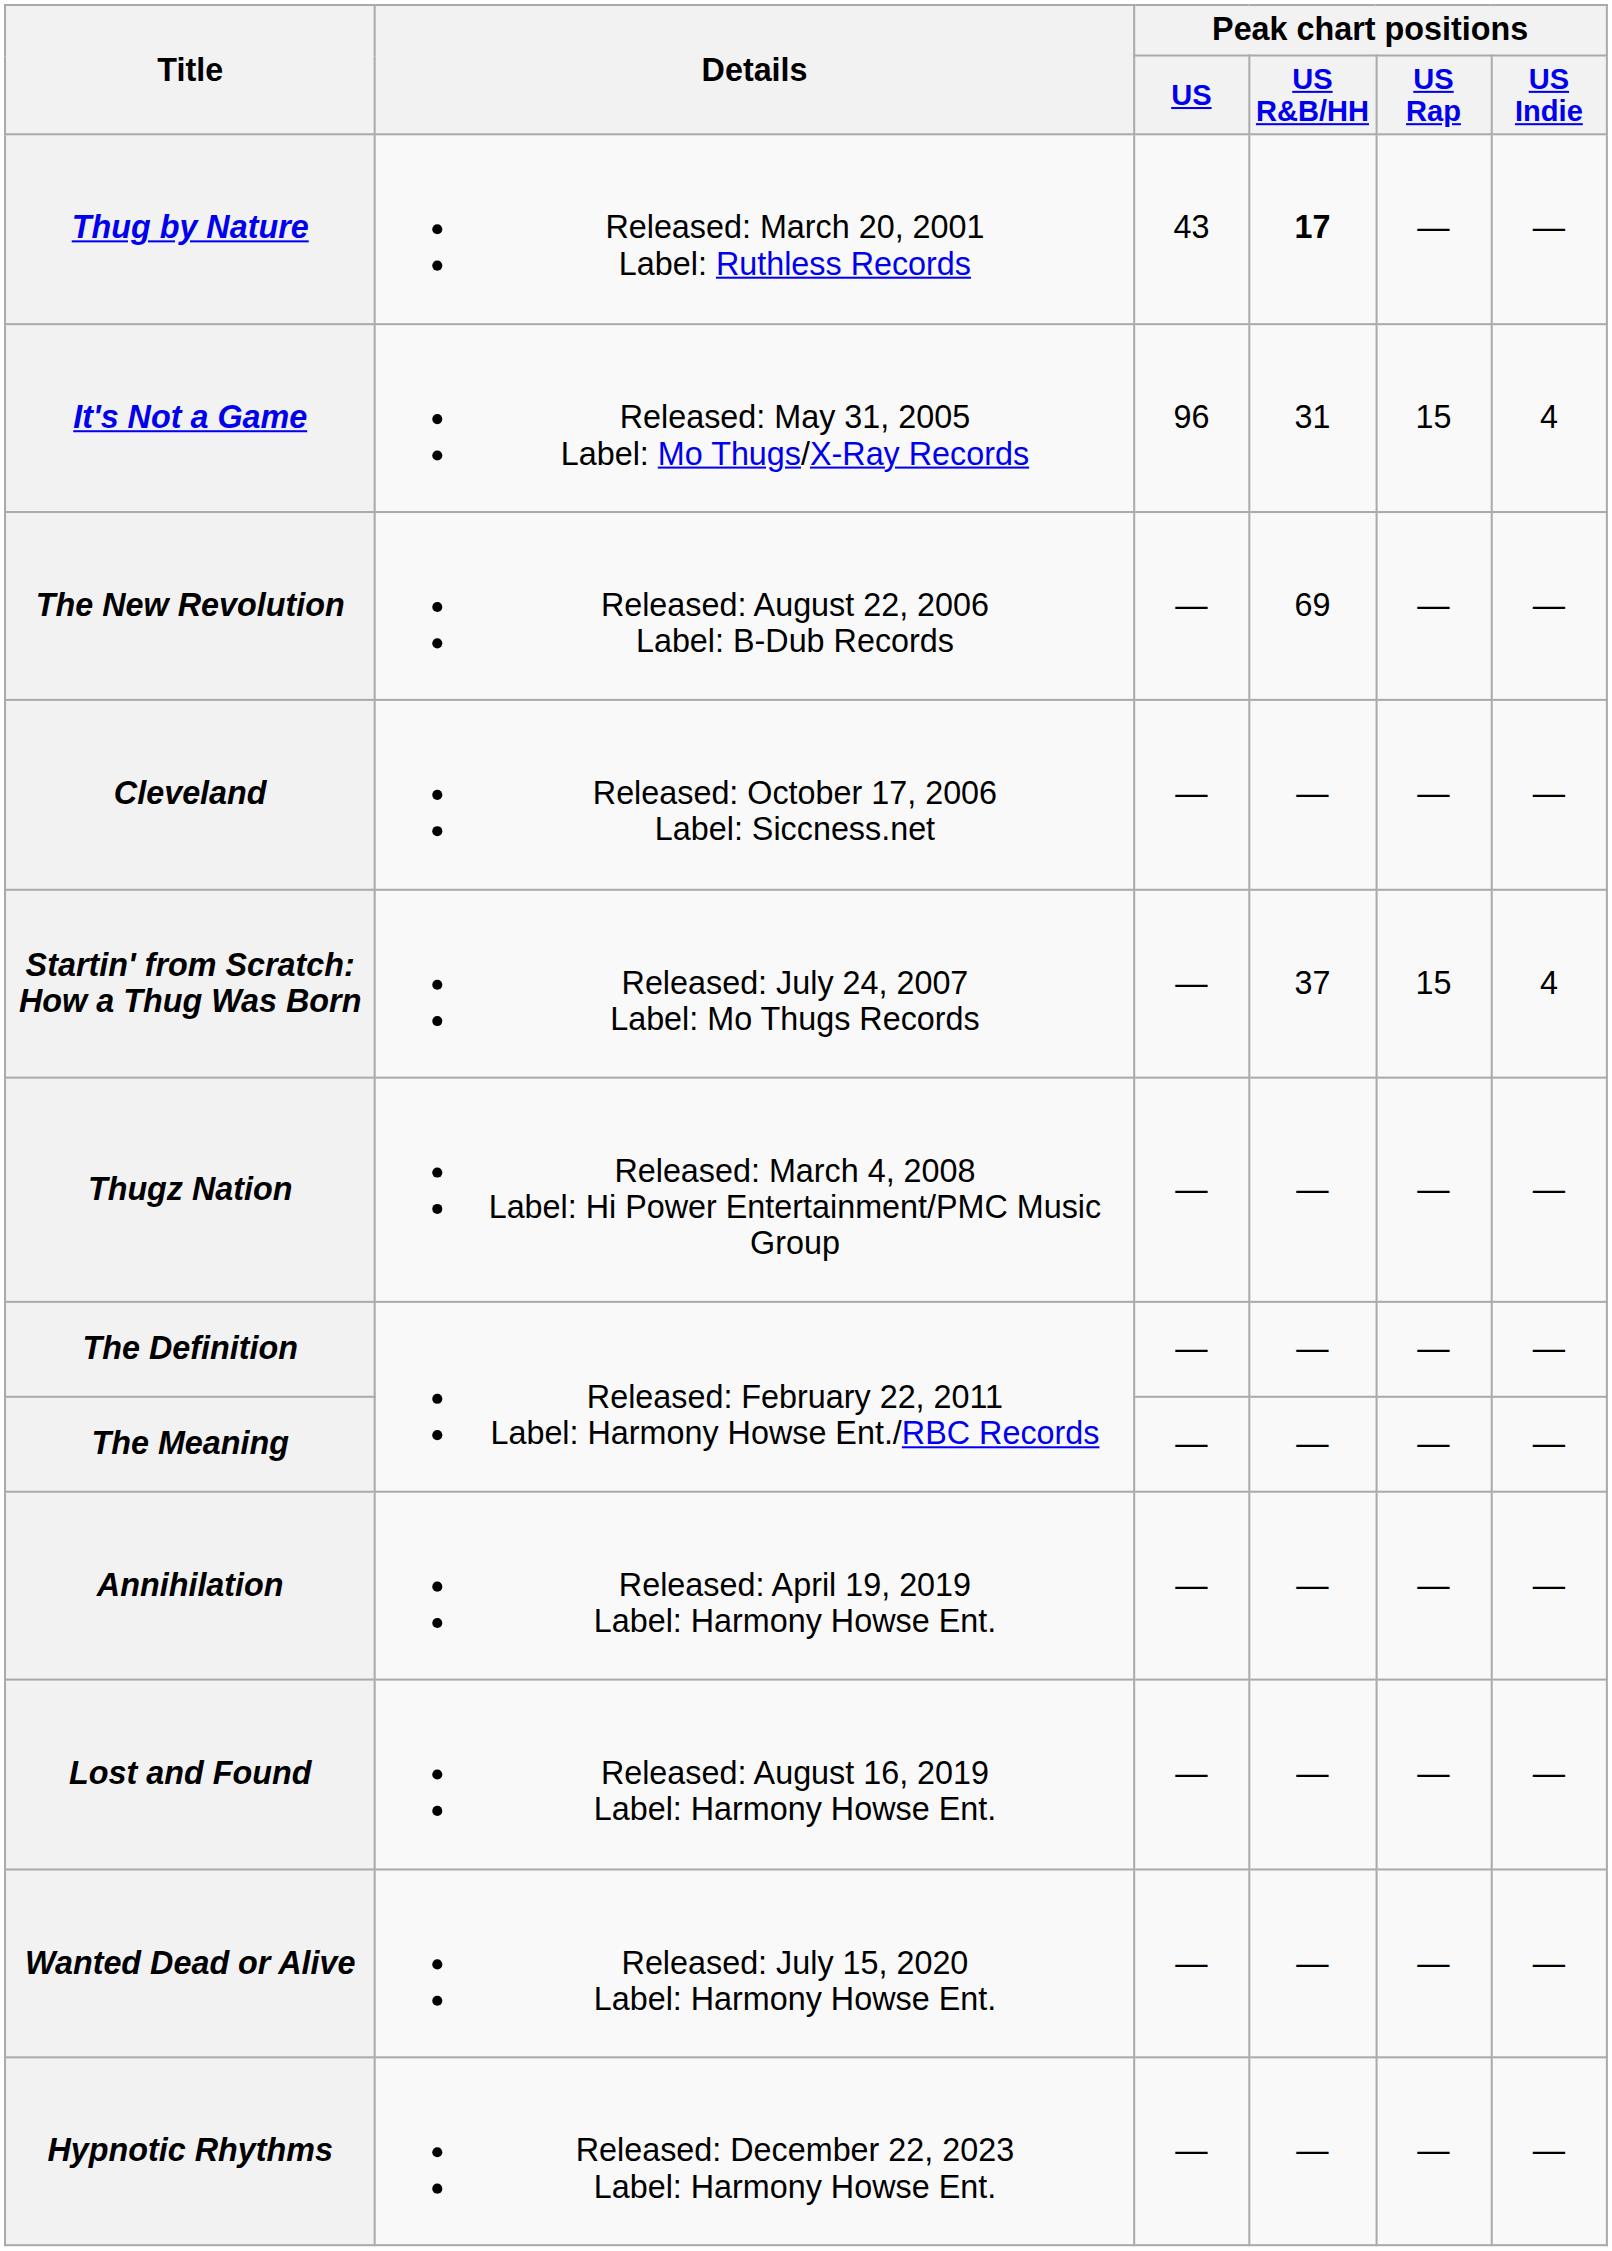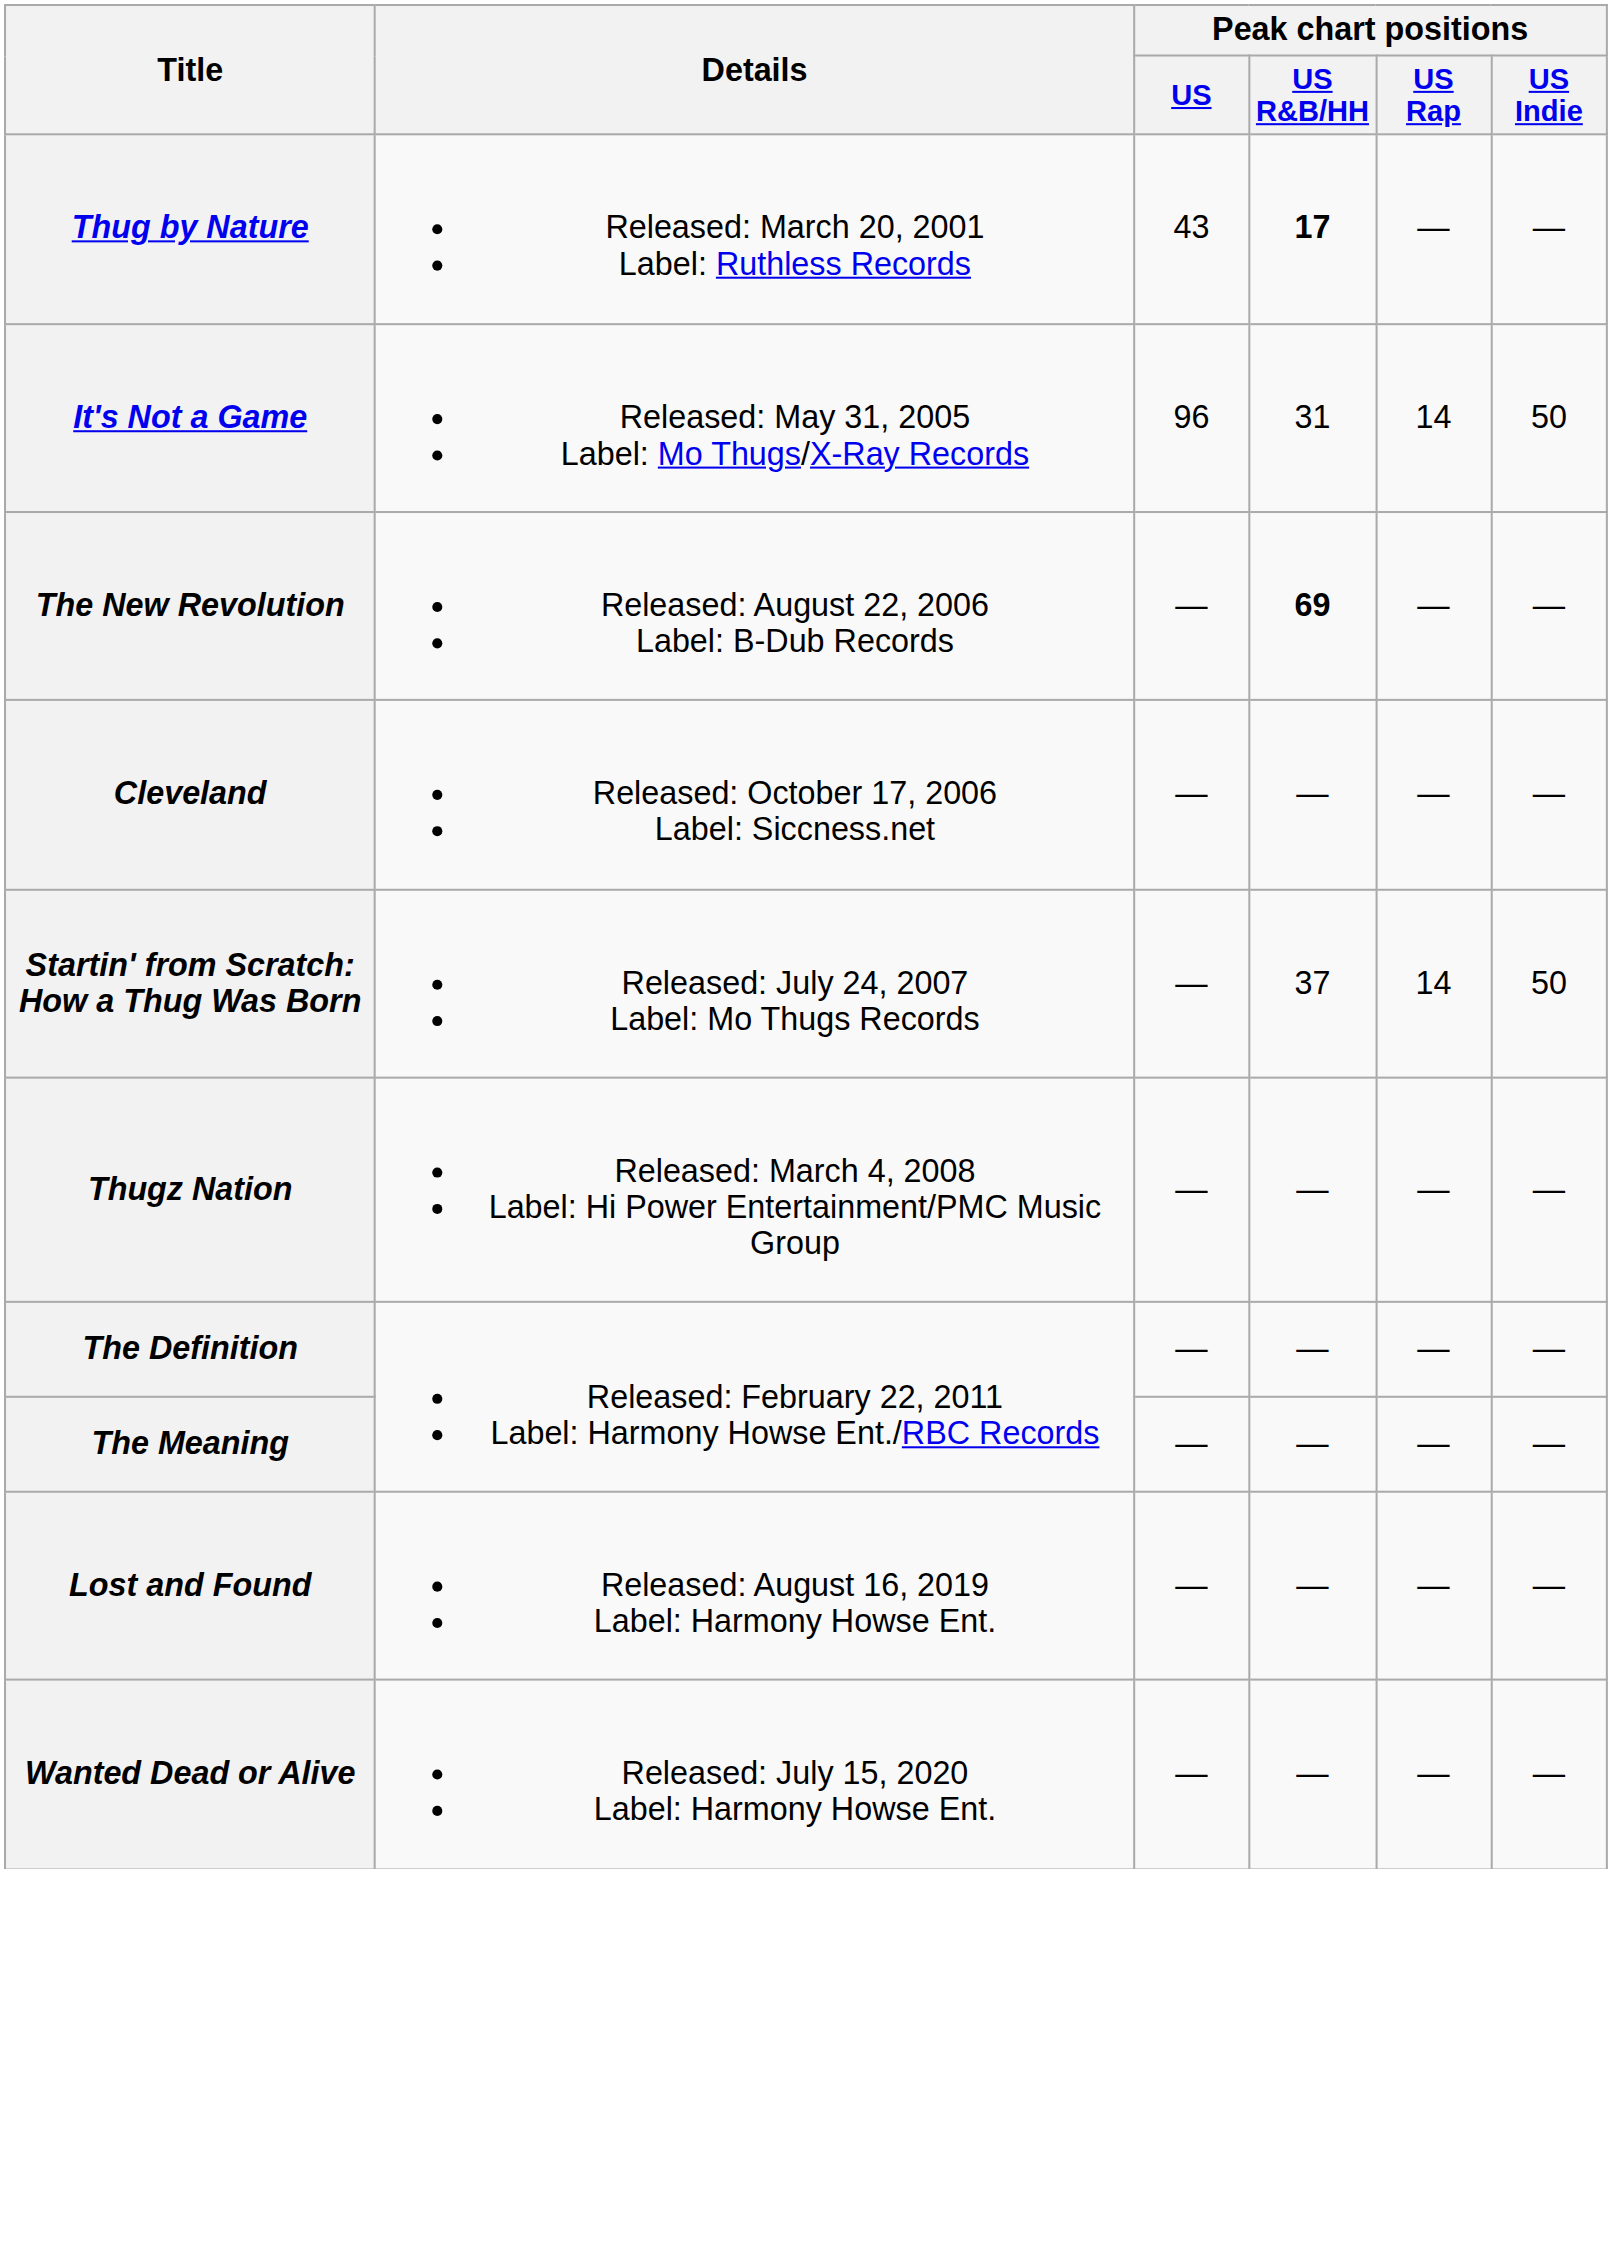(1433, 416) 15 -> (1433, 416) 14
(1549, 416) 4 -> (1549, 416) 50
(1312, 605) normal -> (1312, 605) bold
(1433, 982) 15 -> (1433, 982) 14
(1549, 982) 4 -> (1549, 982) 50
- row: (190, 1585)
- row: (190, 2150)
